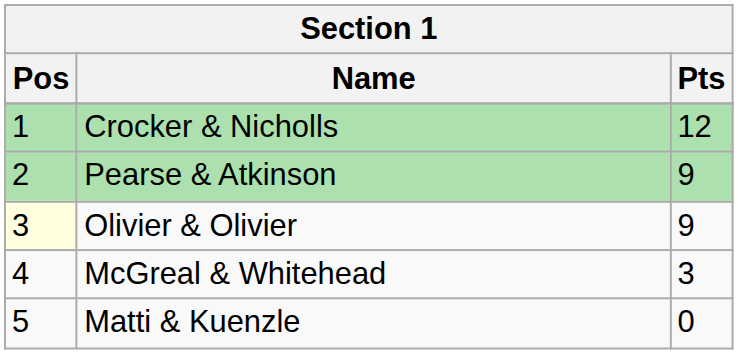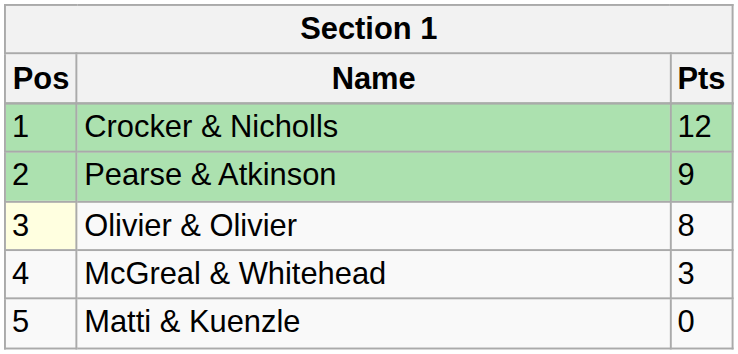(686, 224) 9 -> (686, 224) 8
